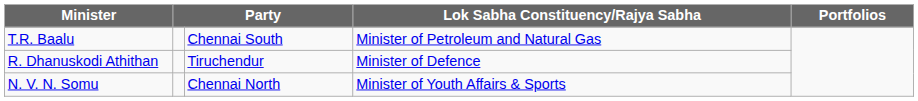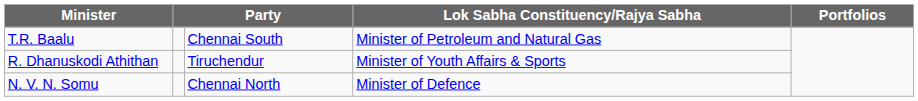(418, 61) Minister of Defence -> (461, 61) Minister of Youth Affairs & Sports
(461, 84) Minister of Youth Affairs & Sports -> (418, 84) Minister of Defence
